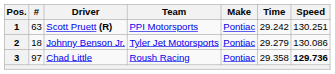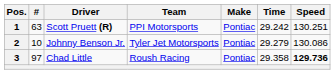(37, 42) 18 -> (37, 42) 10
